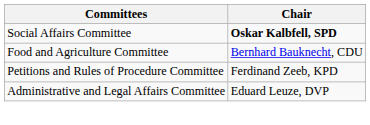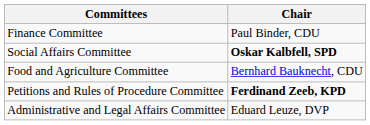+ row: (55, 33)
(284, 71) normal -> (288, 91) bold
